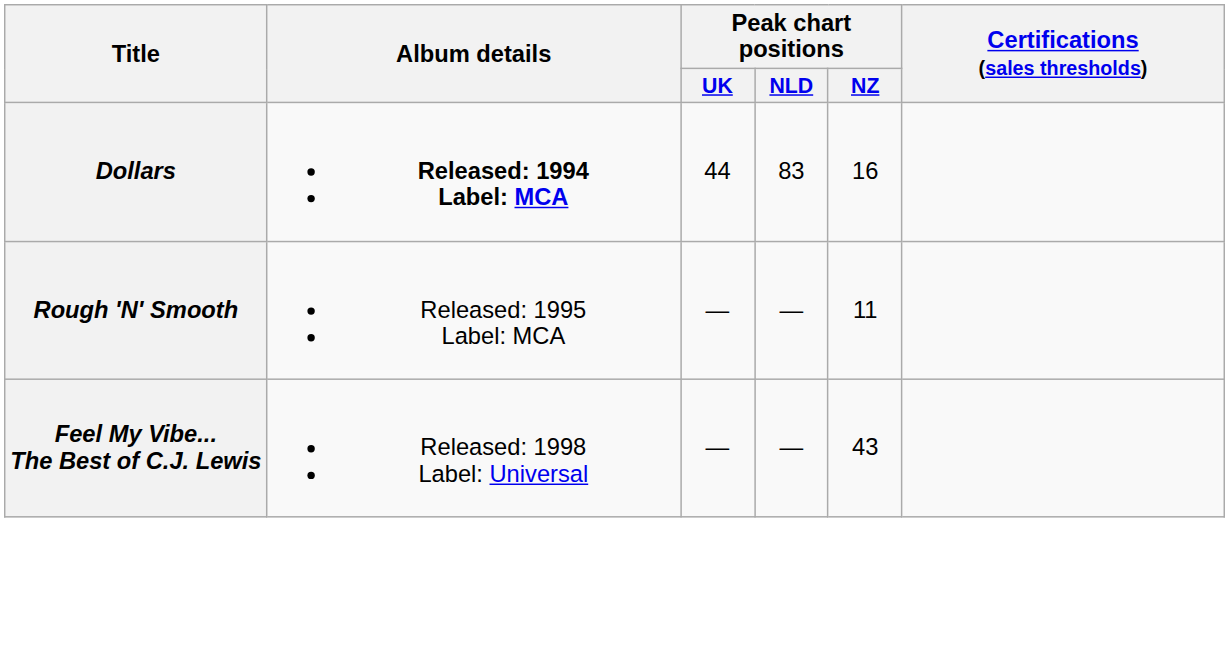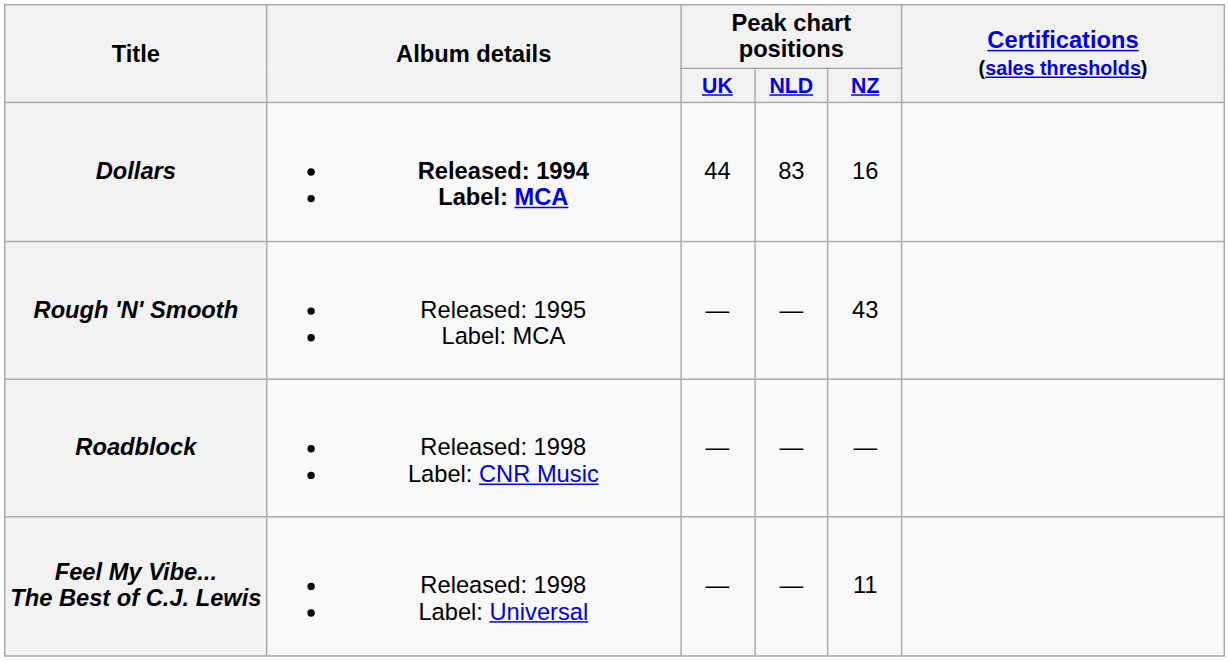(865, 309) 11 -> (865, 309) 43
+ row: (136, 447)
(865, 447) 43 -> (865, 586) 11
